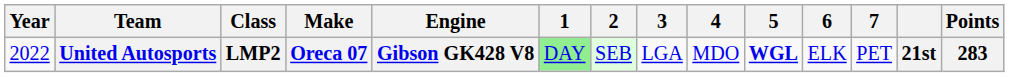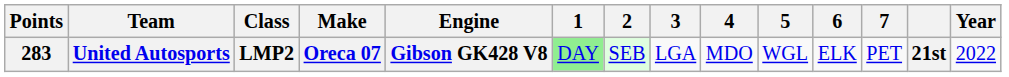columns swapped: (30, 20) <-> (973, 20)
(773, 53) bold -> (785, 53) normal
